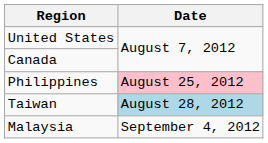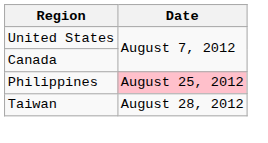(182, 105) lightblue background -> (182, 105) no background
- row: (41, 127)
